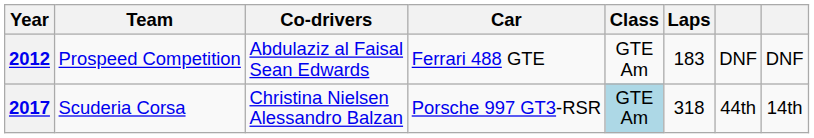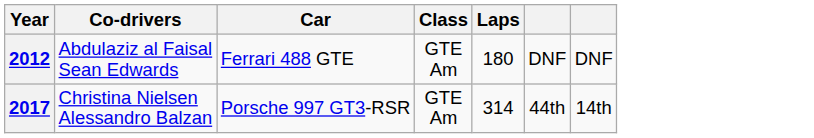- column: (150, 20)
(689, 59) 183 -> (498, 59) 180
(634, 109) lightblue background -> (443, 109) no background
(689, 109) 318 -> (498, 109) 314
